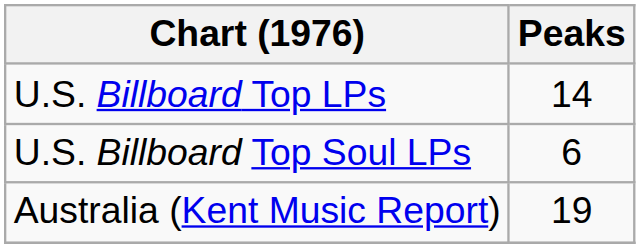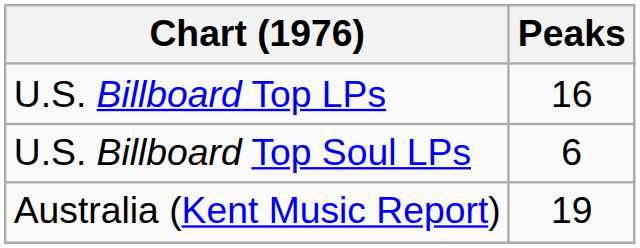(572, 93) 14 -> (572, 93) 16
